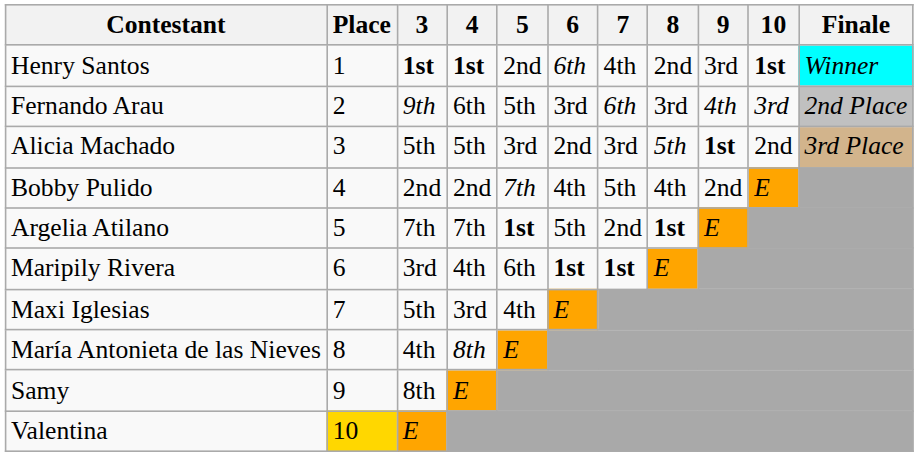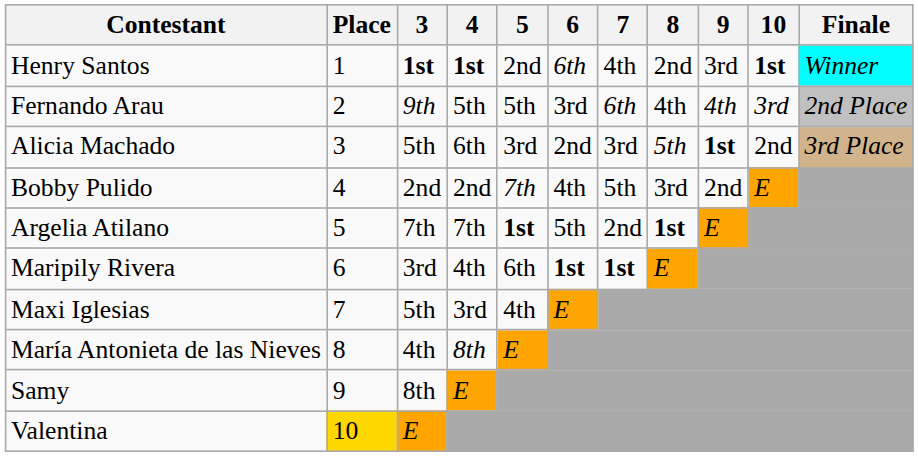(469, 106) 6th -> (469, 106) 5th
(671, 106) 3rd -> (670, 106) 4th
(469, 146) 5th -> (469, 146) 6th
(670, 187) 4th -> (671, 187) 3rd
